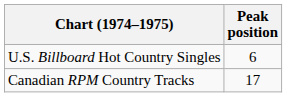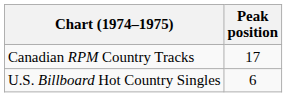rows swapped: (114, 56) <-> (101, 80)
